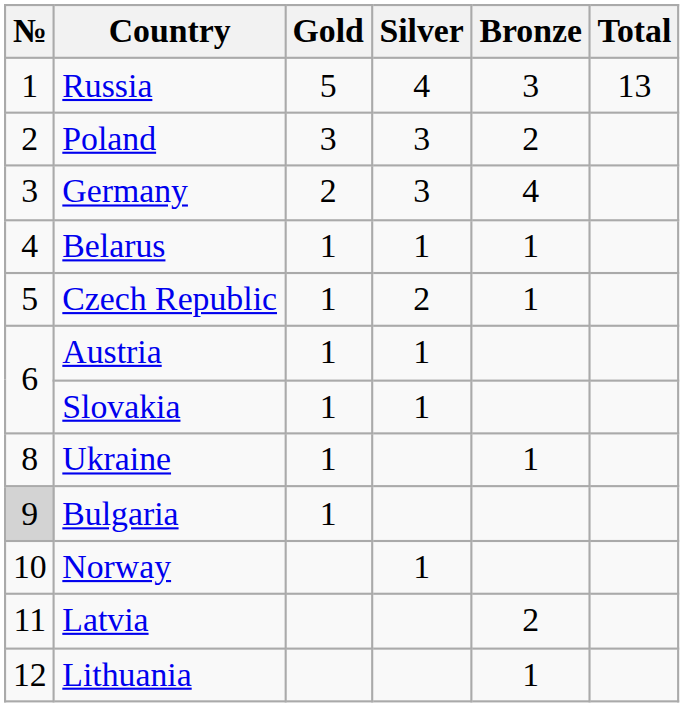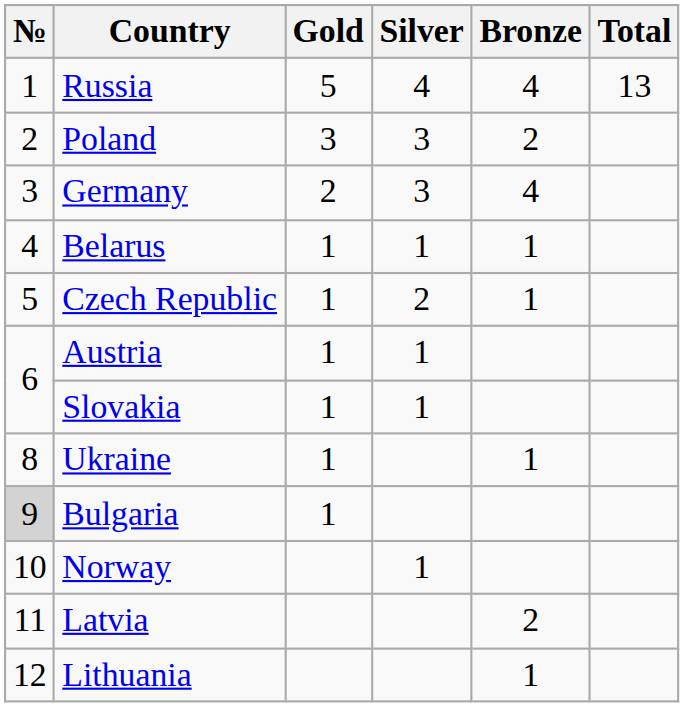(531, 84) 3 -> (531, 84) 4
